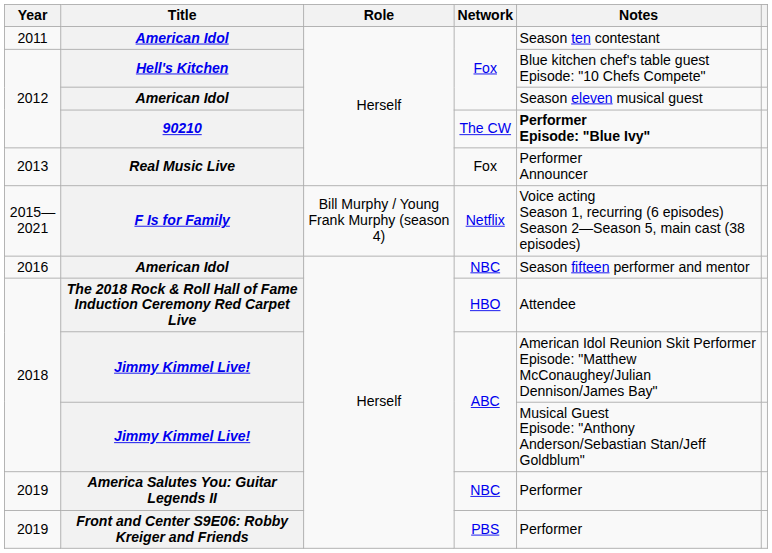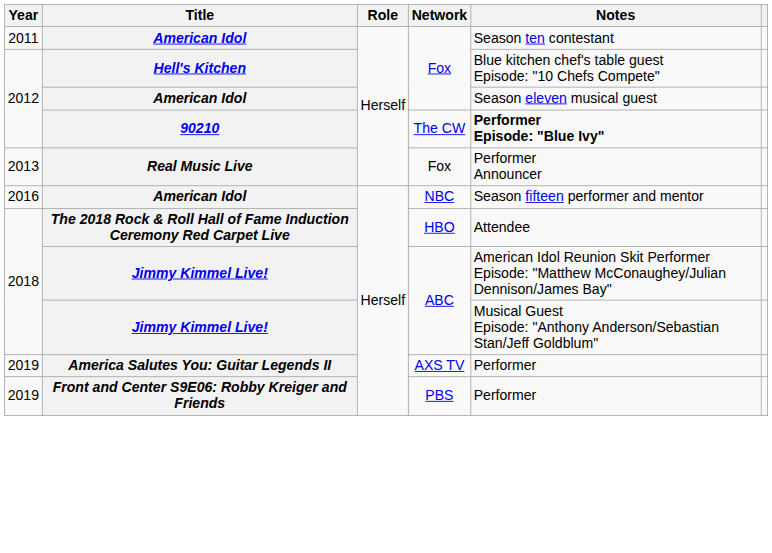- row: (33, 220)
(485, 490) NBC -> (439, 365) AXS TV
